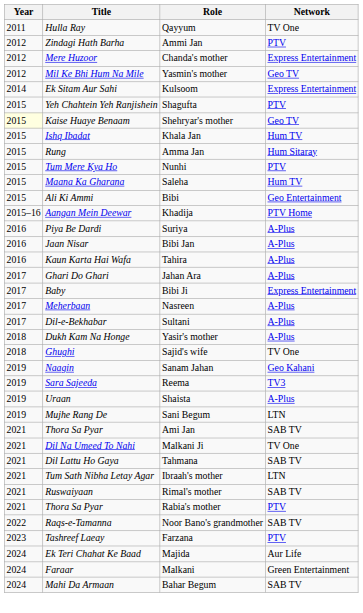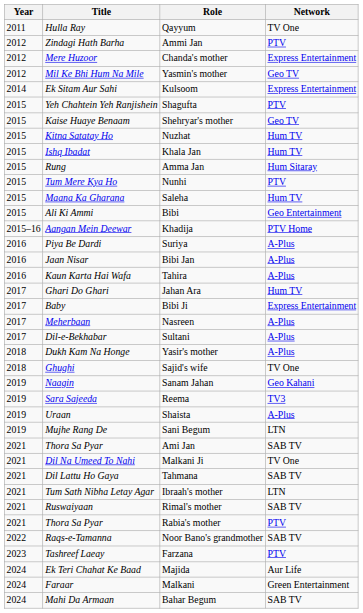(16, 120) lightyellow background -> (16, 120) no background
+ row: (176, 136)
(281, 275) A-Plus -> (285, 290) Hum TV
